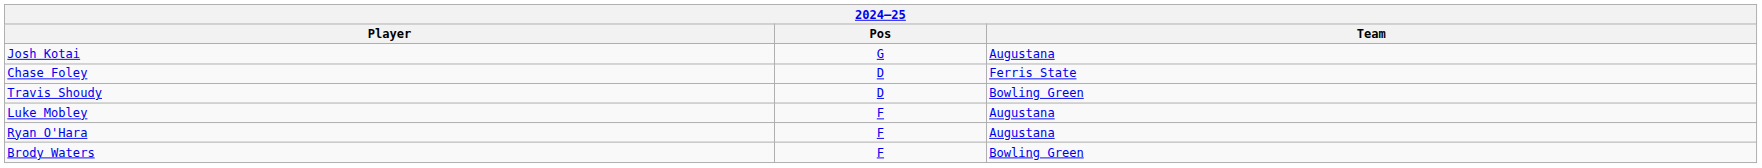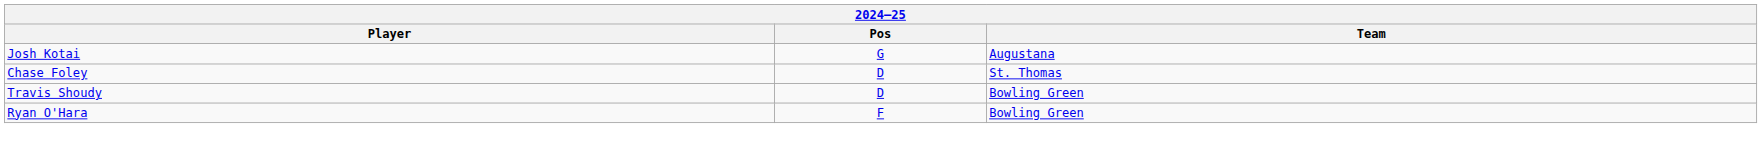(1033, 73) Ferris State -> (1026, 73) St. Thomas
- row: (47, 113)
(1022, 133) Augustana -> (1036, 113) Bowling Green
- row: (51, 152)
